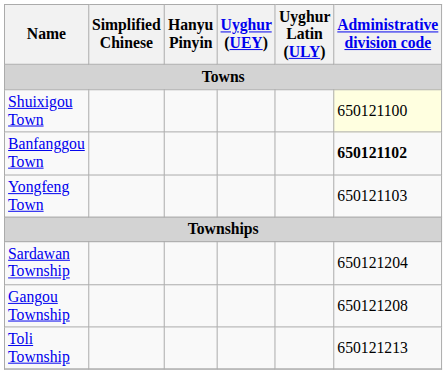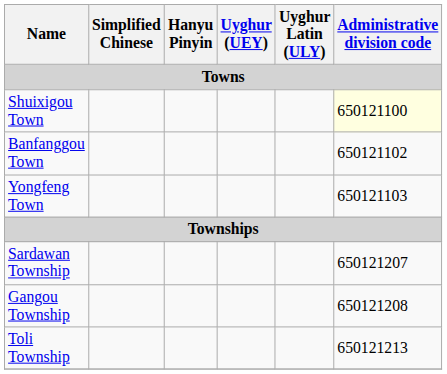(372, 153) bold -> (372, 153) normal
(373, 263) 650121204 -> (373, 263) 650121207
